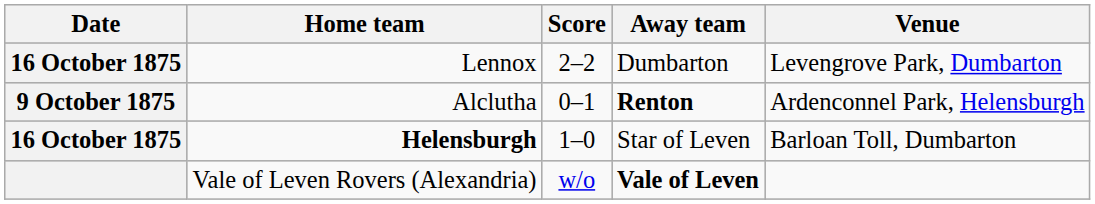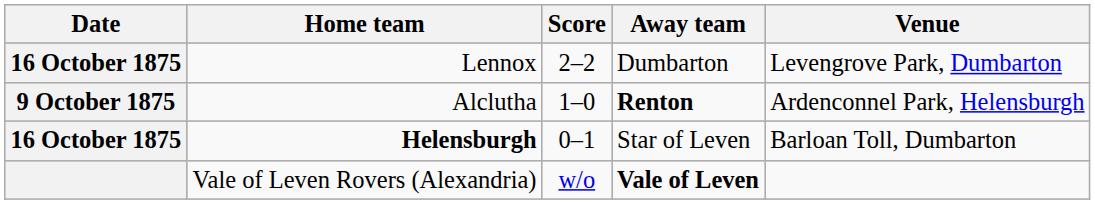(577, 101) 0–1 -> (577, 101) 1–0
(577, 140) 1–0 -> (577, 140) 0–1
